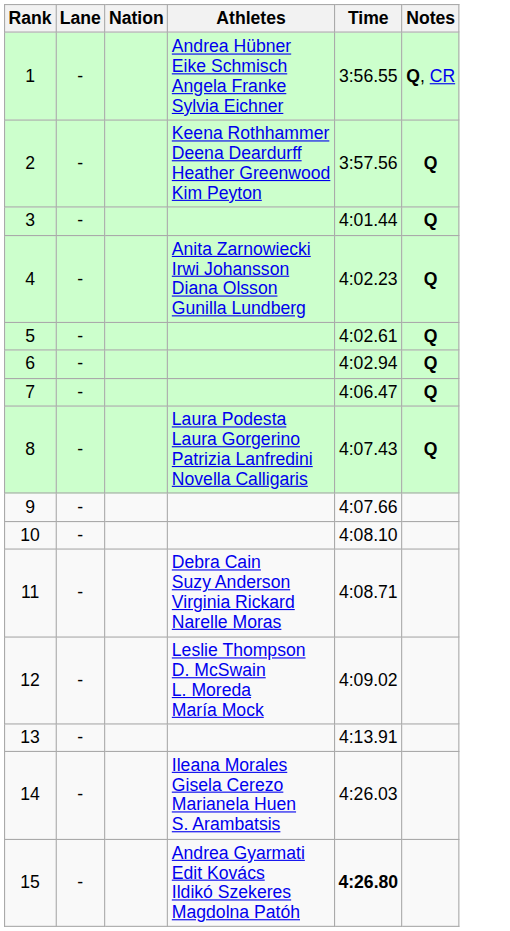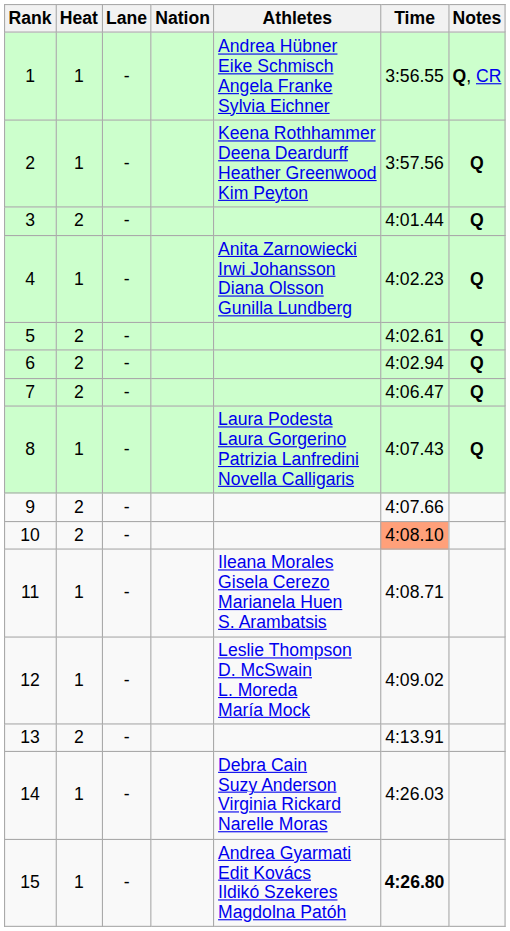+ column: (79, 18)
(368, 535) no background -> (415, 535) lightsalmon background
(233, 592) Debra Cain Suzy Anderson Virginia Rickard Narelle Moras -> (280, 592) Ileana Morales Gisela Cerezo Marianela Huen S. Arambatsis
(234, 795) Ileana Morales Gisela Cerezo Marianela Huen S. Arambatsis -> (280, 795) Debra Cain Suzy Anderson Virginia Rickard Narelle Moras
